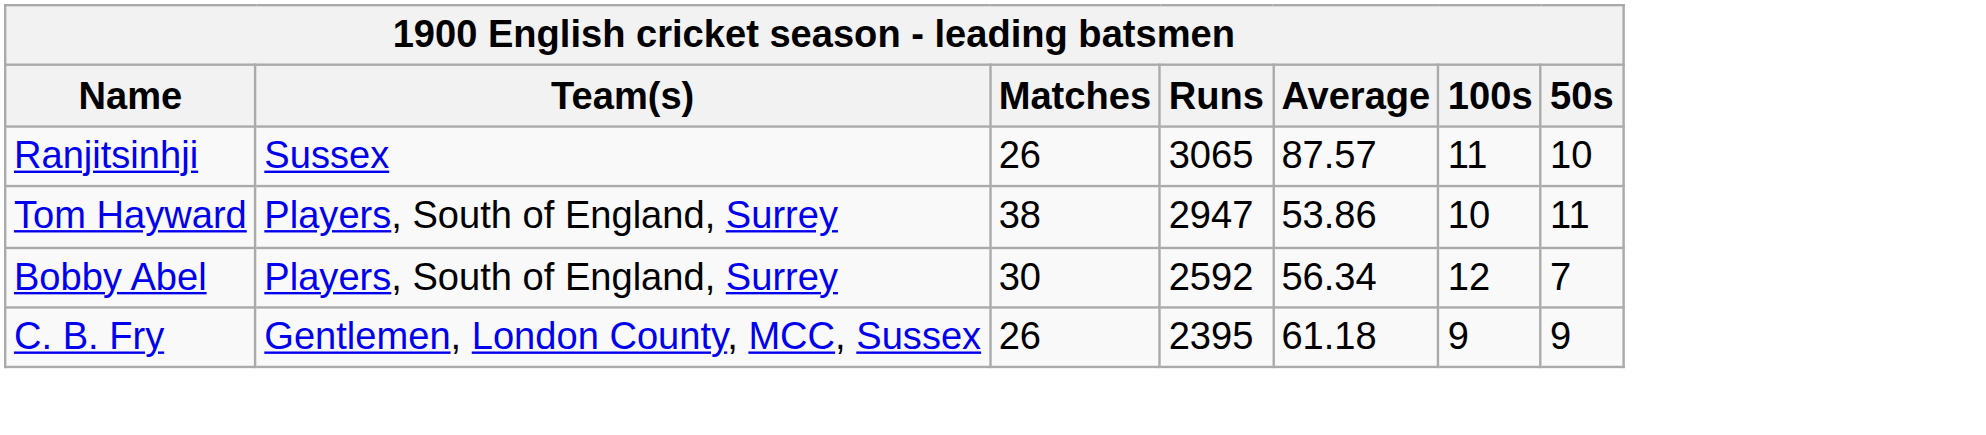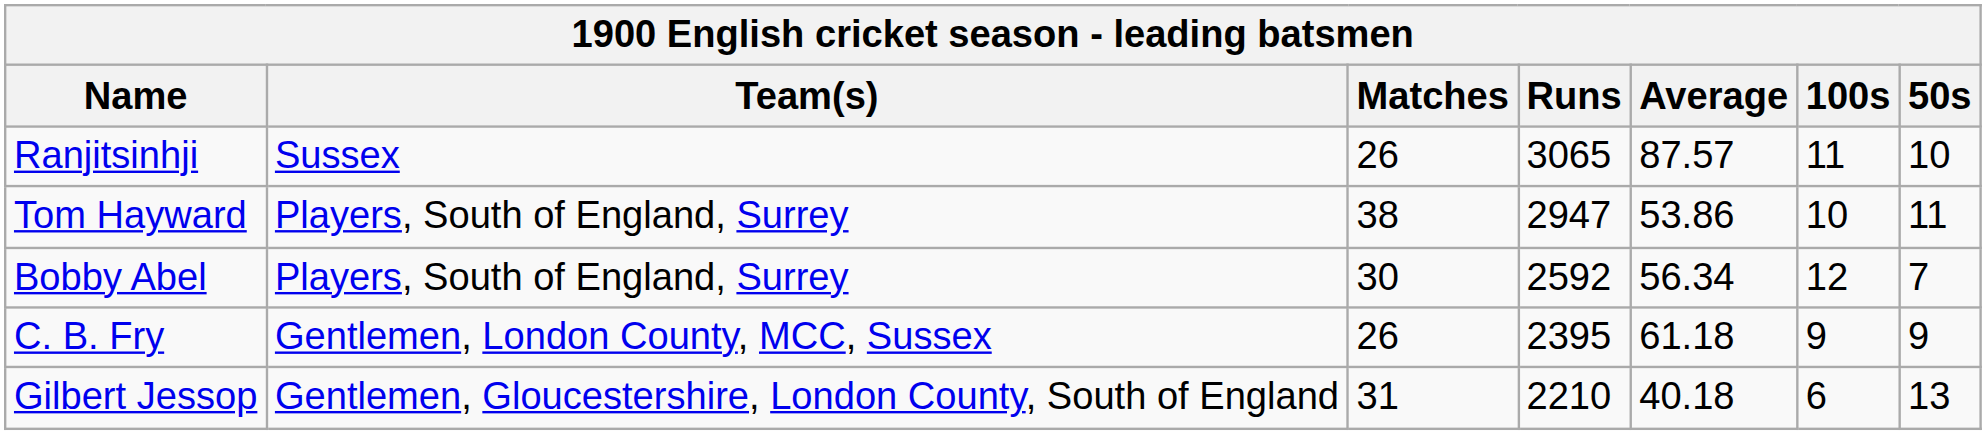+ row: (136, 397)
